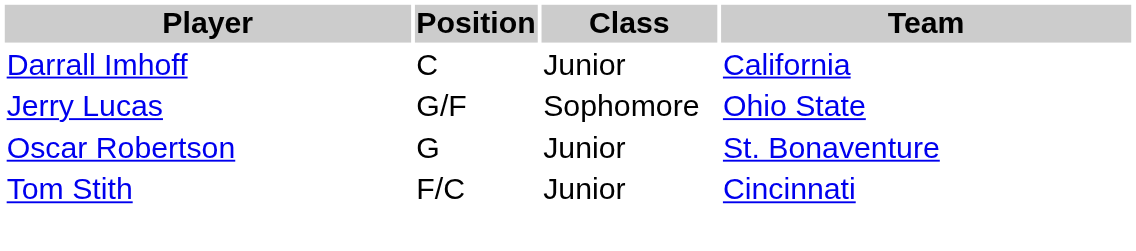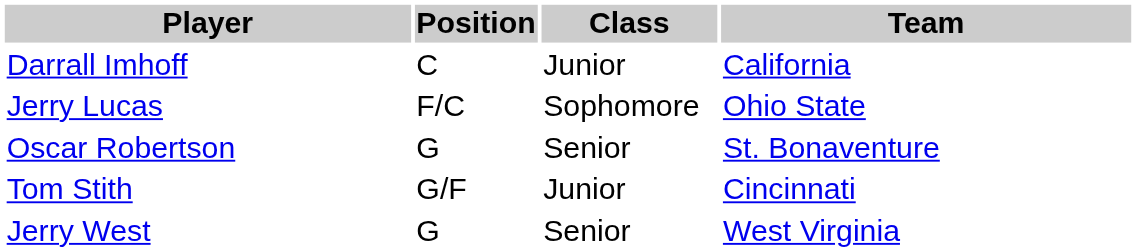(442, 106) G/F -> (441, 106) F/C
(584, 147) Junior -> (587, 147) Senior
(441, 189) F/C -> (442, 189) G/F
+ row: (79, 231)
